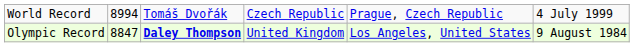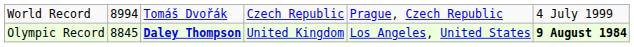(124, 33) 8847 -> (124, 33) 8845
(582, 33) normal -> (582, 33) bold
